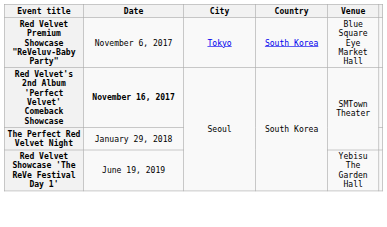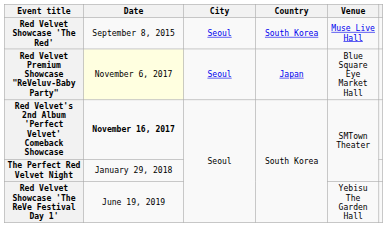+ row: (44, 33)
(134, 43) no background -> (134, 74) lightyellow background
(220, 43) Tokyo -> (220, 74) Seoul
(292, 43) South Korea -> (292, 74) Japan
